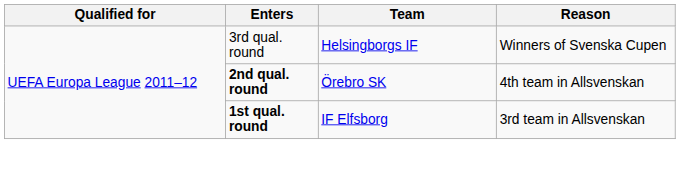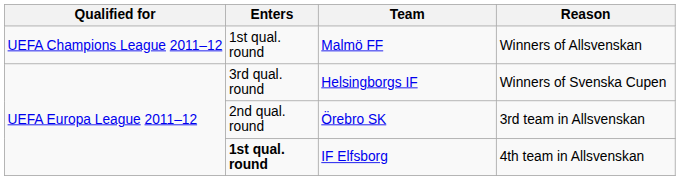+ row: (352, 44)
(259, 82) bold -> (257, 119) normal
(572, 82) 4th team in Allsvenskan -> (572, 119) 3rd team in Allsvenskan
(572, 119) 3rd team in Allsvenskan -> (572, 156) 4th team in Allsvenskan
